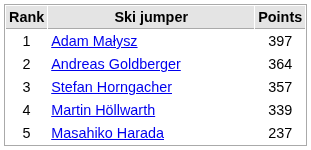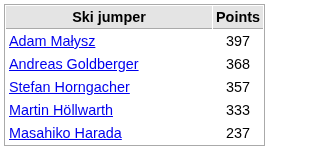- column: (27, 17)
(280, 64) 364 -> (238, 64) 368
(280, 110) 339 -> (238, 110) 333
